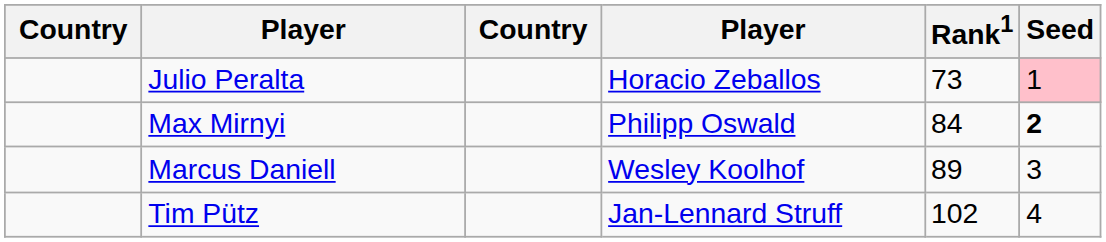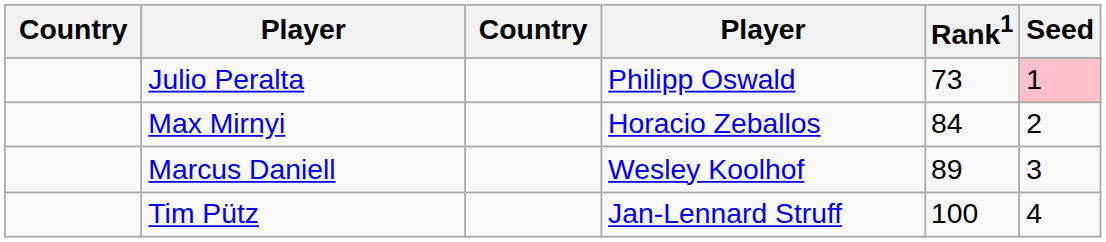(714, 79) Horacio Zeballos -> (702, 79) Philipp Oswald
(702, 124) Philipp Oswald -> (714, 124) Horacio Zeballos
(1034, 124) bold -> (1034, 124) normal
(955, 214) 102 -> (955, 214) 100
